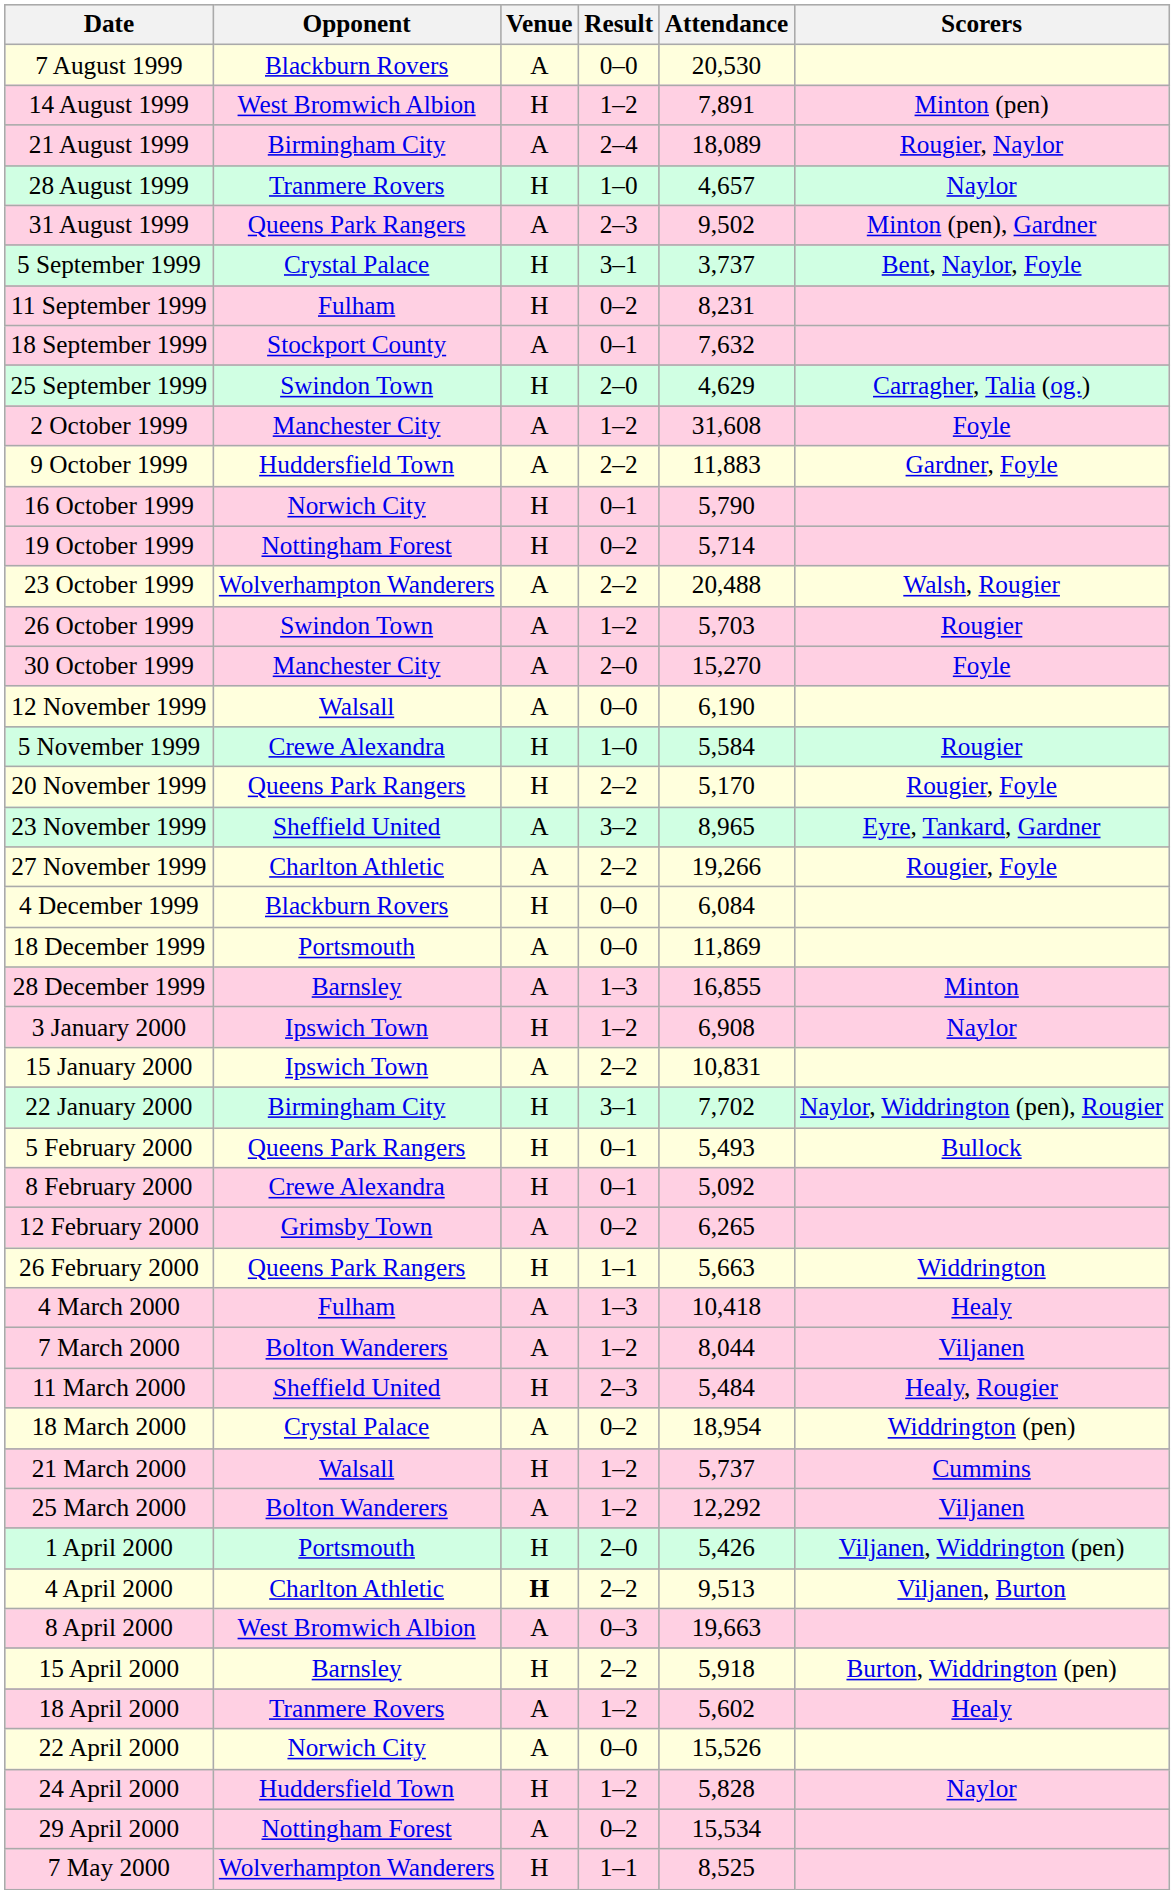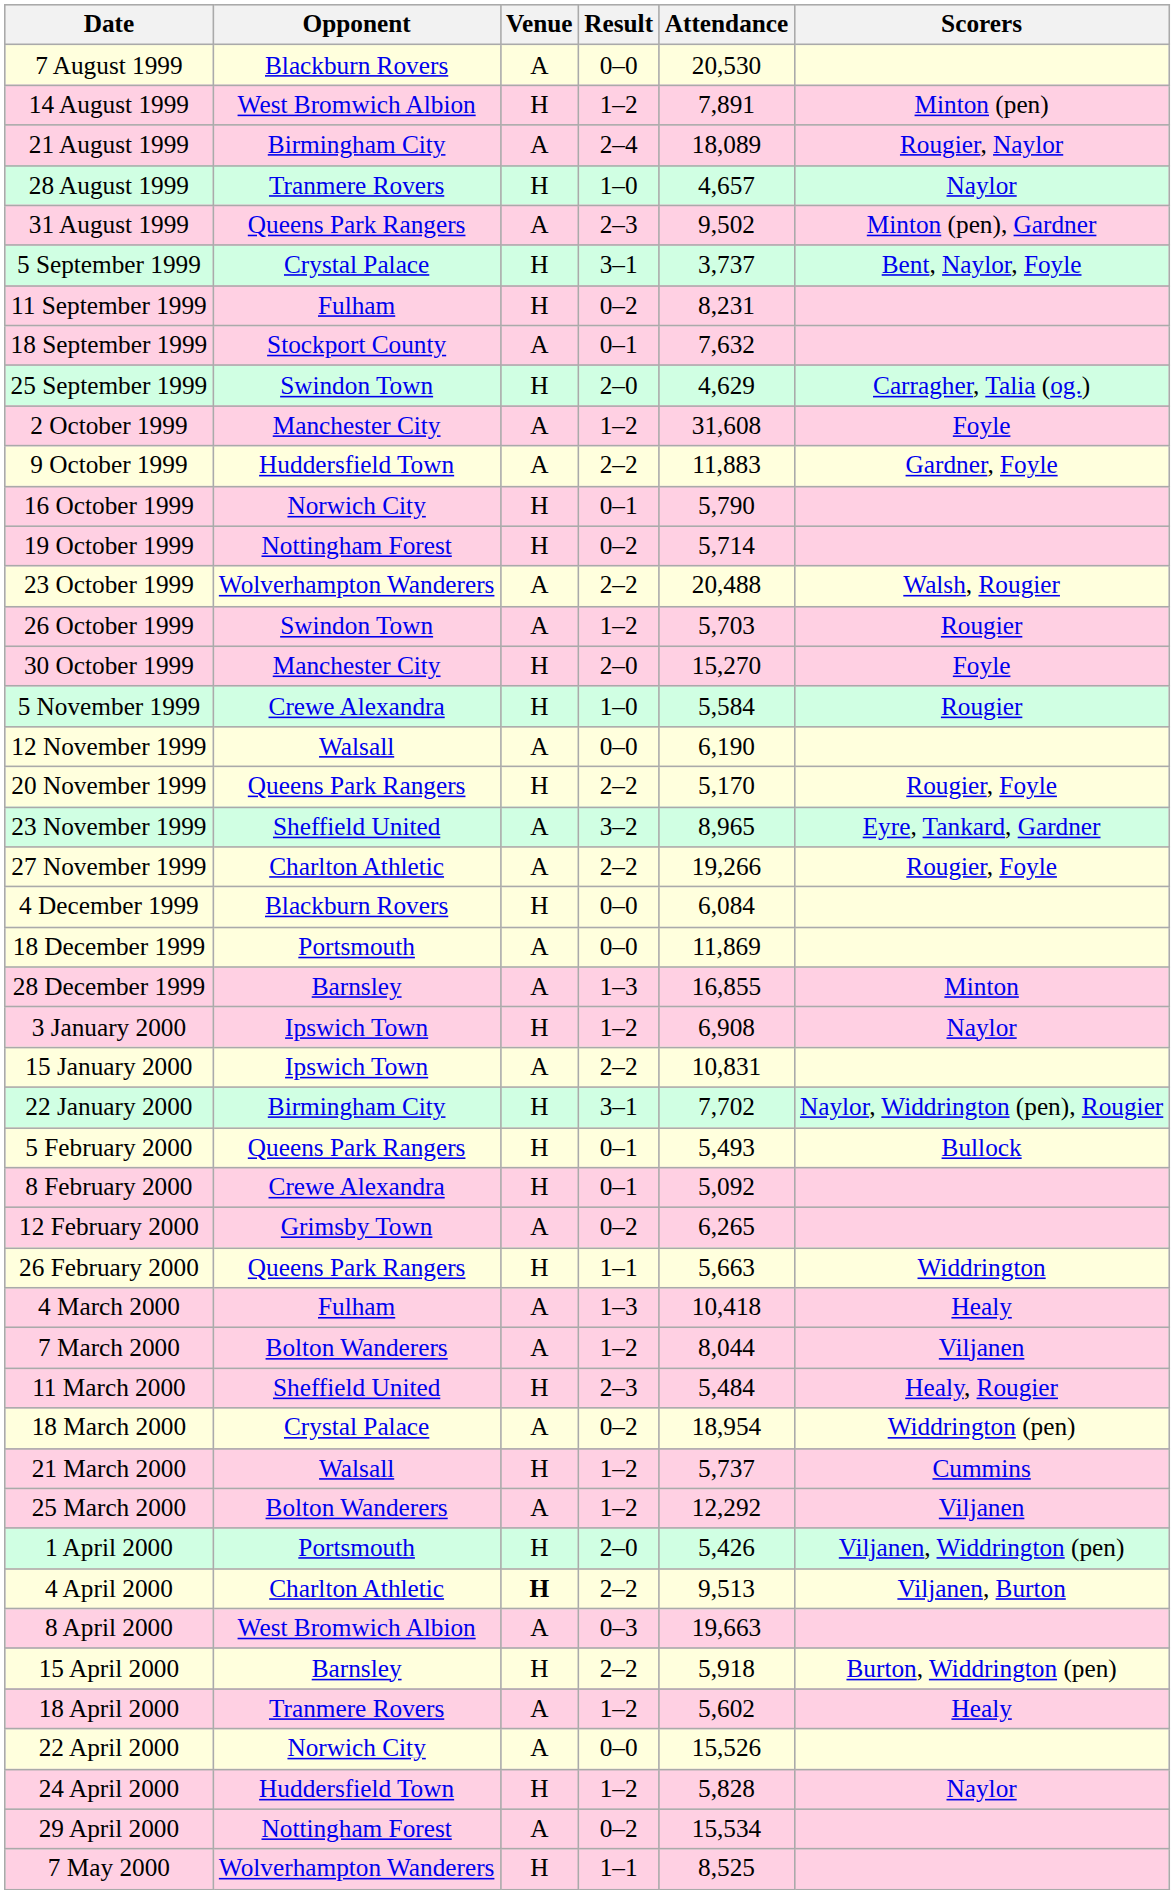(539, 666) A -> (539, 666) H
rows swapped: (109, 746) <-> (109, 706)
